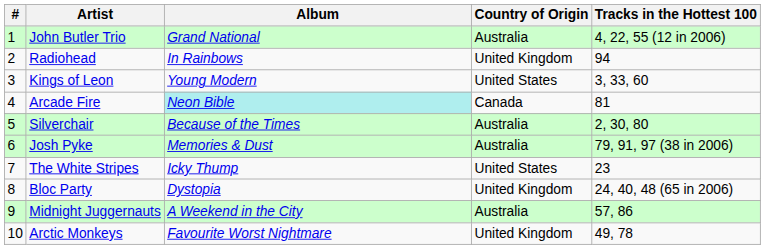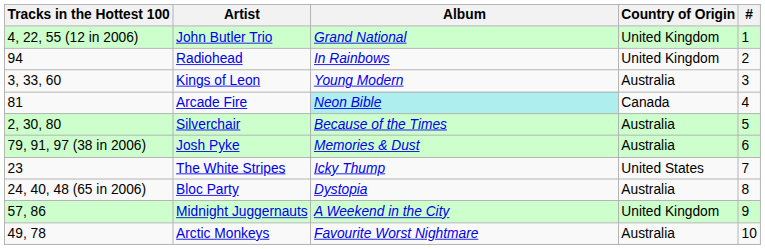columns swapped: (15, 15) <-> (676, 15)
(501, 37) Australia -> (670, 37) United Kingdom
(516, 80) United States -> (648, 80) Australia
(523, 189) United Kingdom -> (648, 189) Australia
(501, 211) Australia -> (670, 211) United Kingdom
(523, 233) United Kingdom -> (648, 233) Australia
